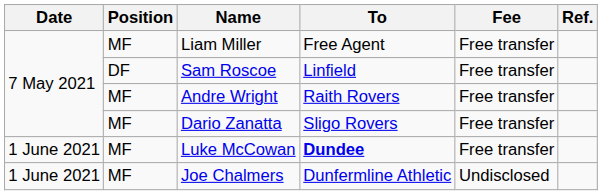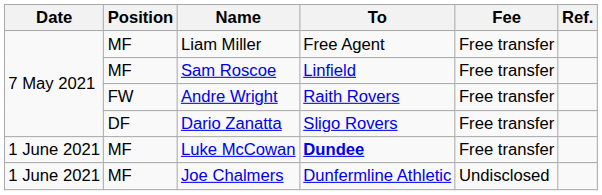(119, 70) DF -> (120, 70) MF
(120, 96) MF -> (121, 96) FW
(120, 123) MF -> (119, 123) DF
